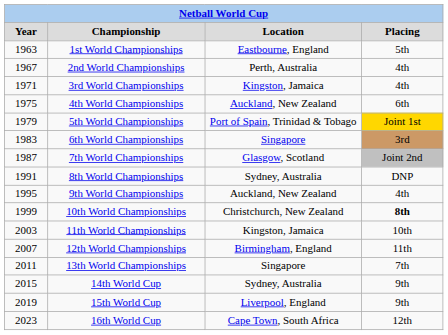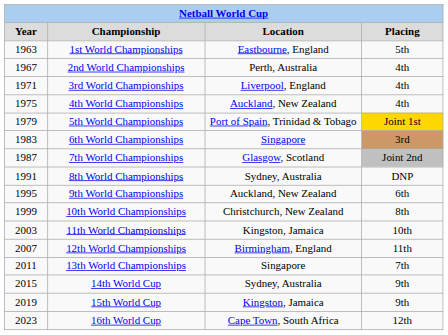(283, 86) Kingston, Jamaica -> (283, 86) Liverpool, England
(402, 104) 6th -> (402, 104) 4th
(402, 194) 4th -> (402, 194) 6th
(402, 212) bold -> (402, 212) normal
(283, 302) Liverpool, England -> (283, 302) Kingston, Jamaica
